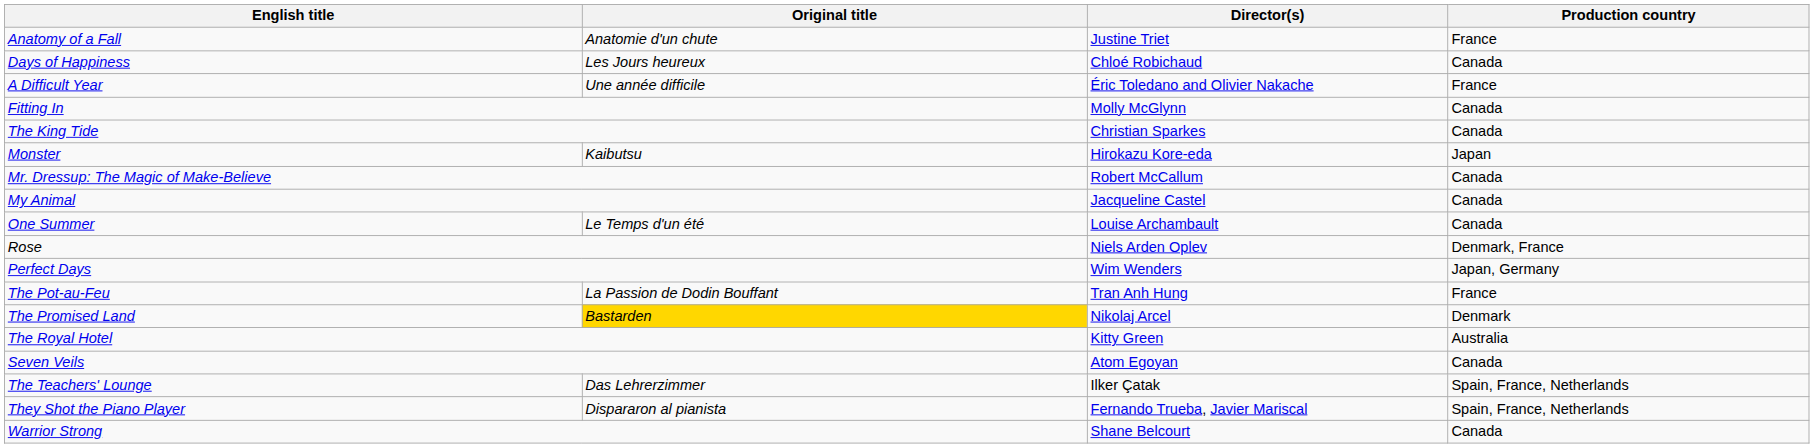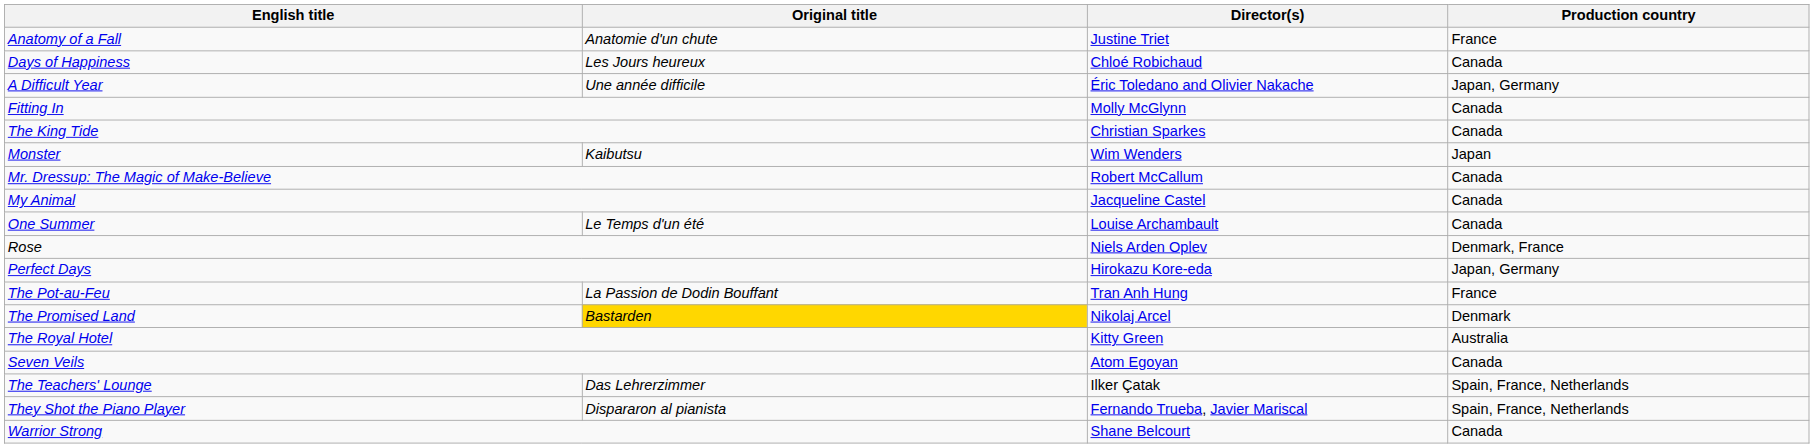(1474, 85) France -> (1505, 85) Japan, Germany
(1151, 154) Hirokazu Kore-eda -> (1136, 154) Wim Wenders
(1136, 270) Wim Wenders -> (1151, 270) Hirokazu Kore-eda
